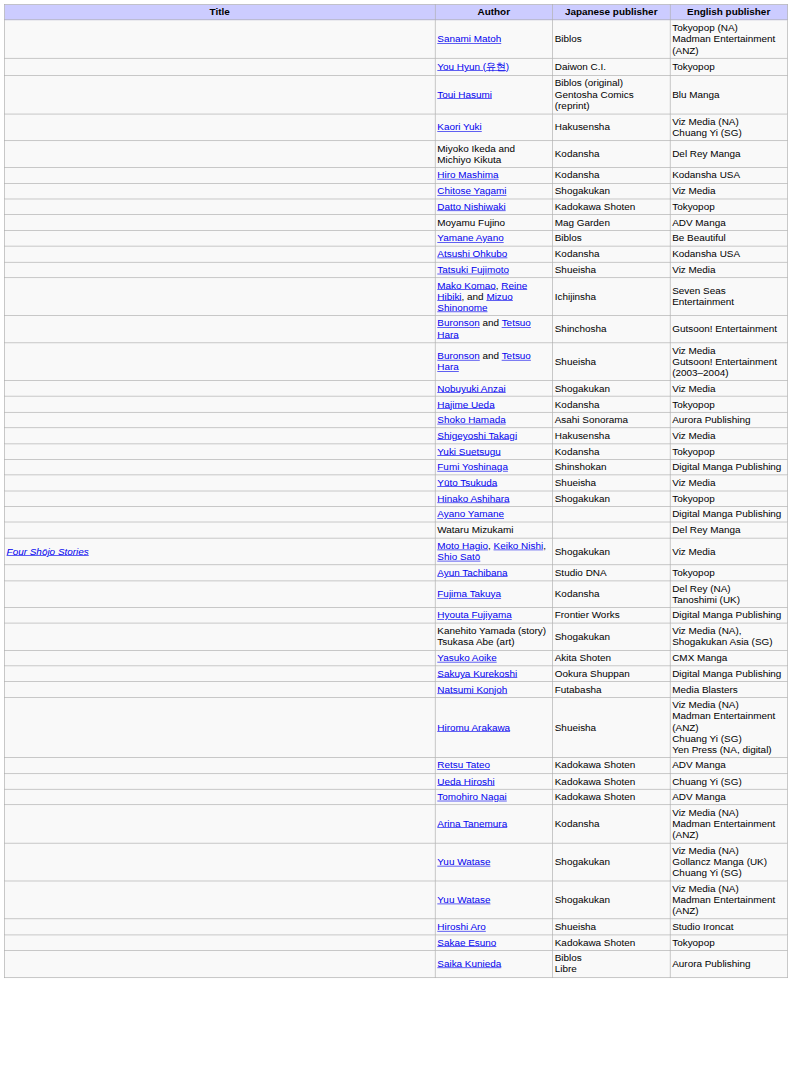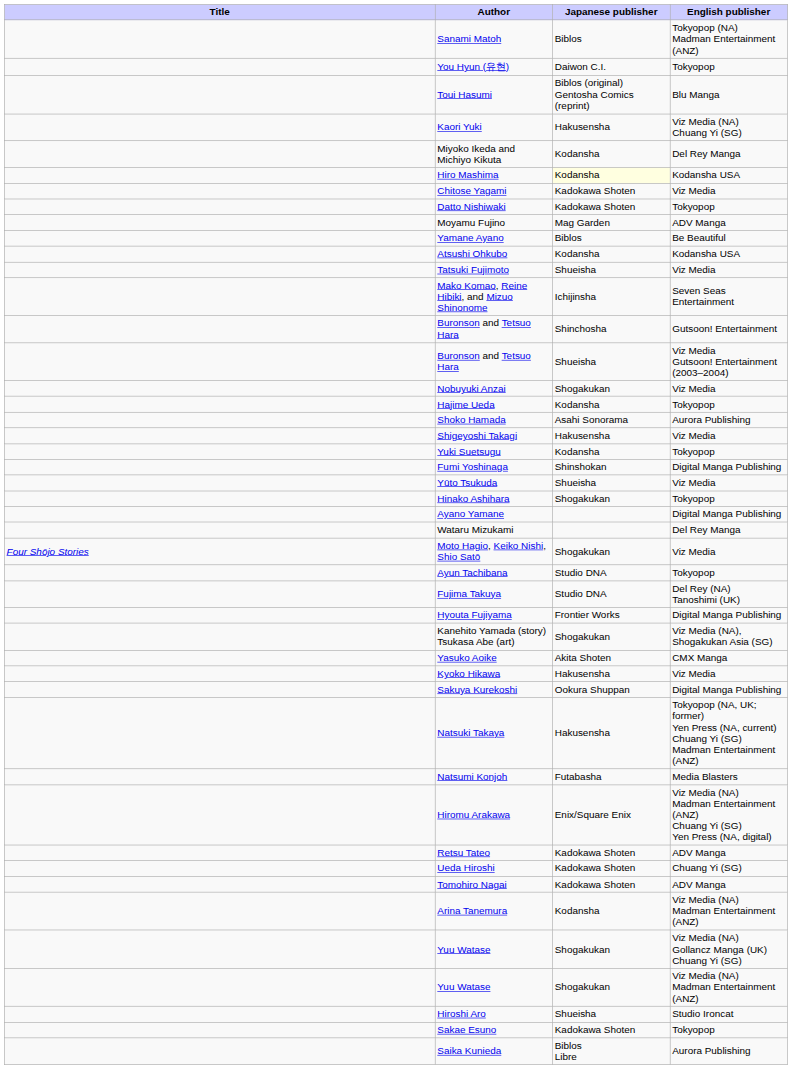(577, 175) no background -> (577, 175) lightyellow background
(582, 191) Shogakukan -> (595, 191) Kadokawa Shoten
(577, 594) Kodansha -> (581, 594) Studio DNA
+ row: (469, 673)
+ row: (471, 733)
(575, 727) Shueisha -> (593, 814) Enix/Square Enix
